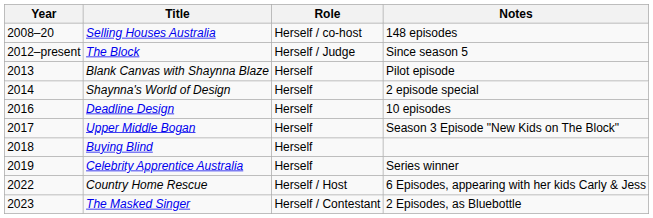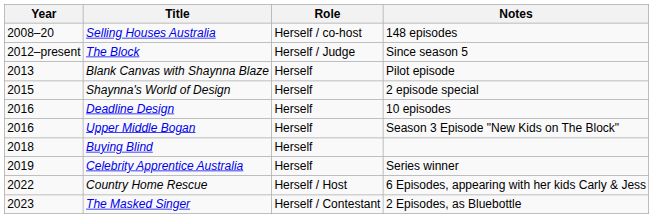(20, 90) 2014 -> (20, 90) 2015
(20, 128) 2017 -> (20, 128) 2016
